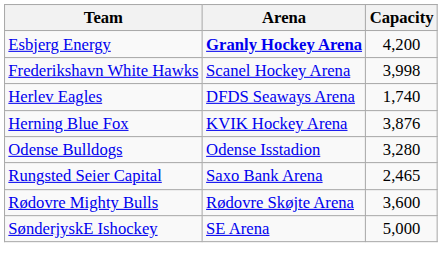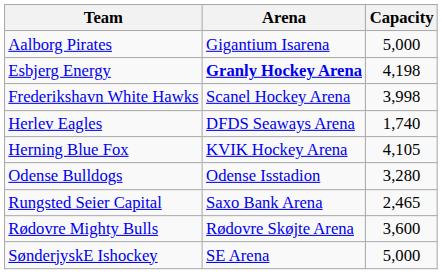+ row: (60, 44)
(402, 44) 4,200 -> (402, 70) 4,198
(402, 123) 3,876 -> (402, 149) 4,105
